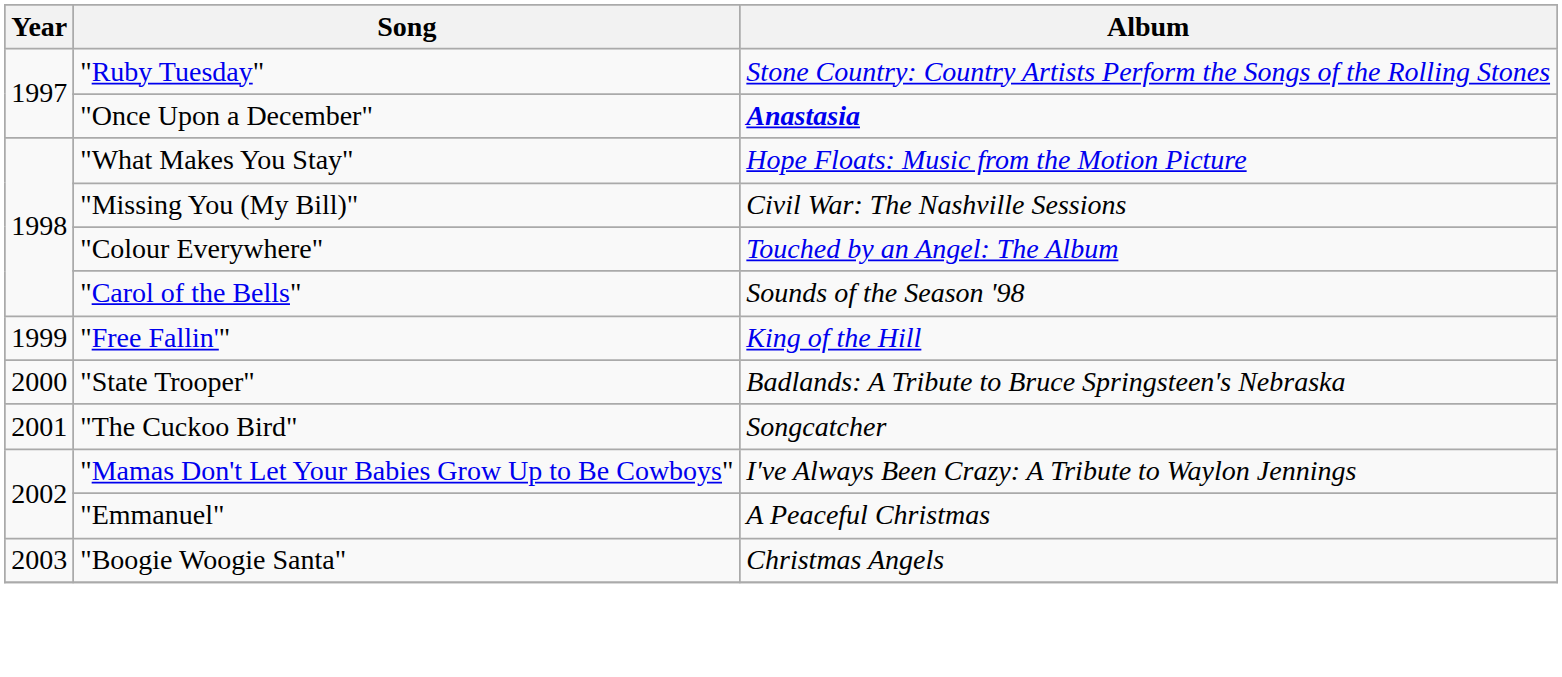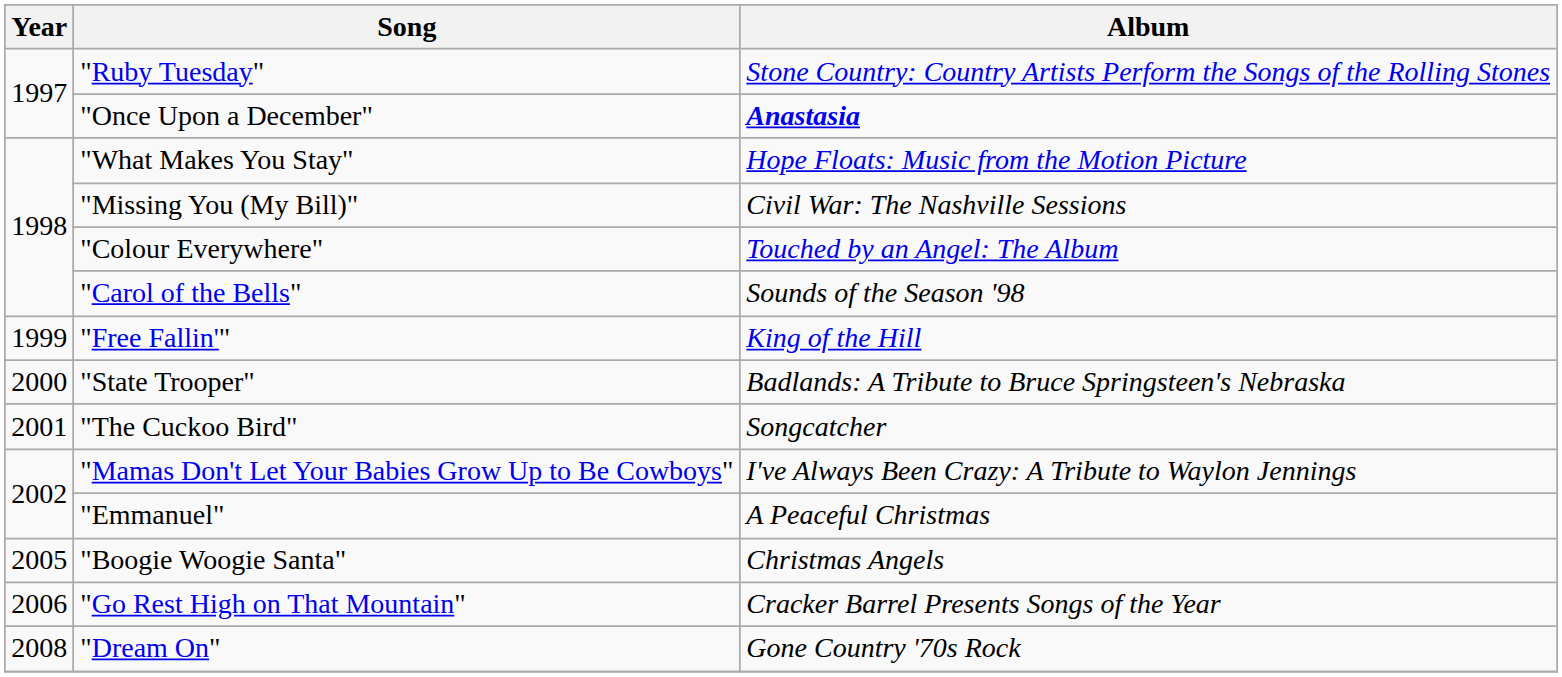(39, 559) 2003 -> (39, 559) 2005
+ row: (273, 603)
+ row: (150, 648)
